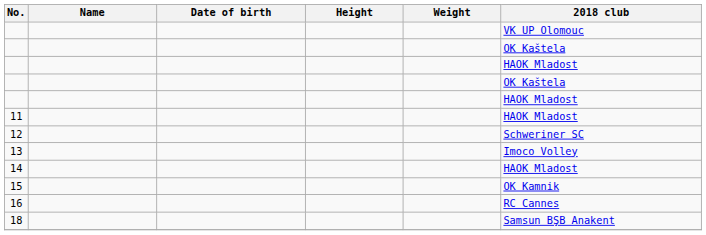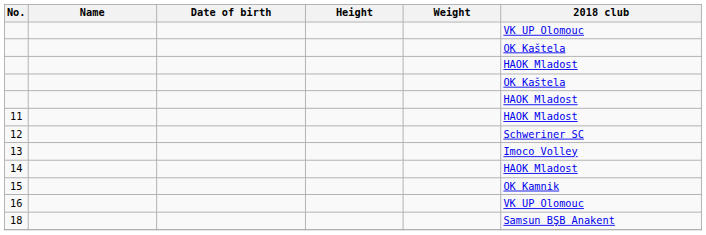(531, 203) RC Cannes -> (544, 203) VK UP Olomouc
